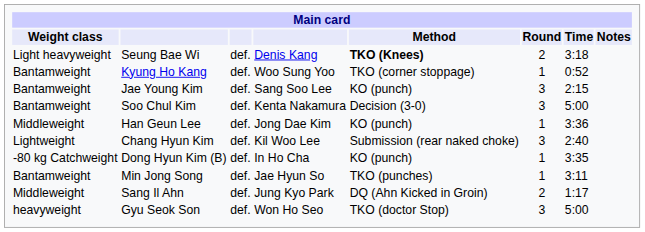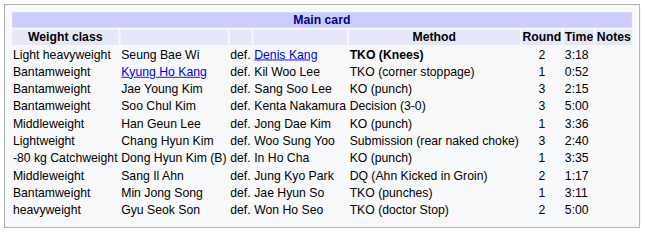(295, 72) Woo Sung Yoo -> (287, 72) Kil Woo Lee
(287, 141) Kil Woo Lee -> (295, 141) Woo Sung Yoo
rows swapped: (152, 193) <-> (162, 175)
(542, 210) 3 -> (542, 210) 2
